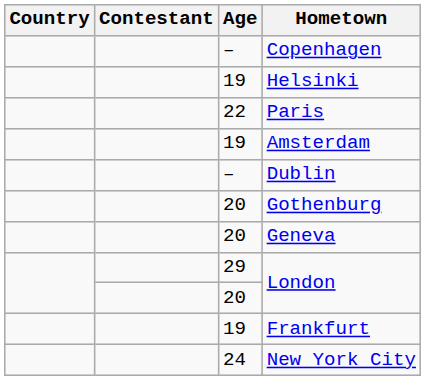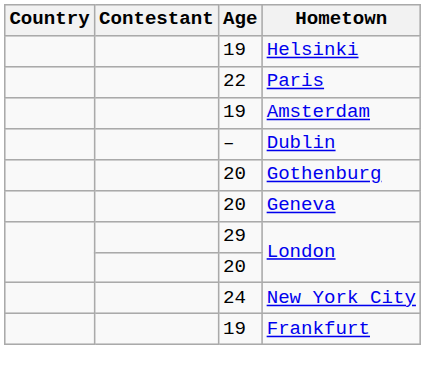- row: (229, 51)
rows swapped: (234, 361) <-> (234, 330)
